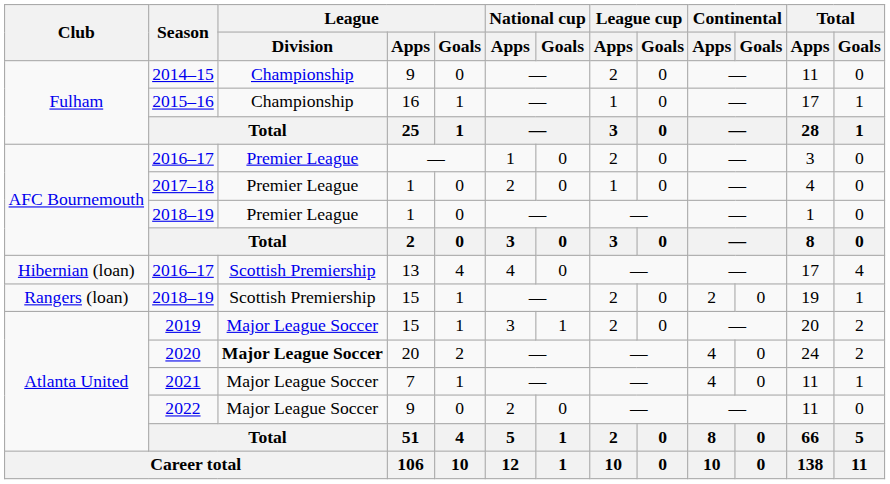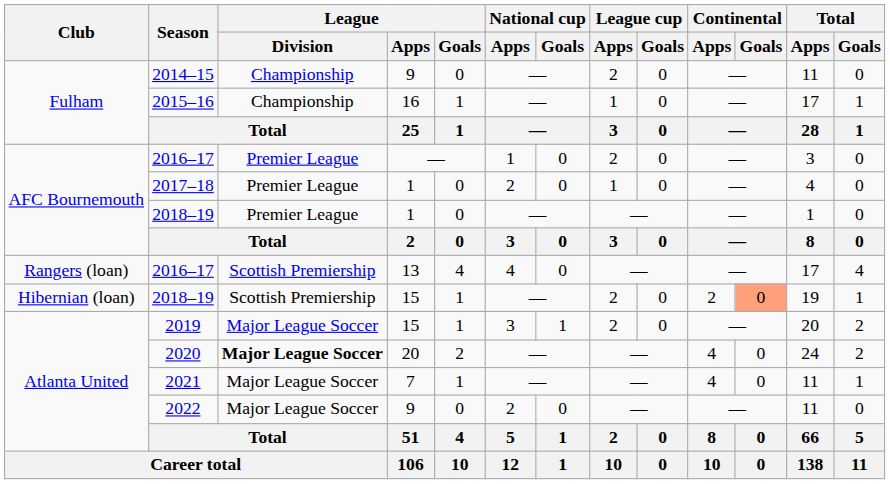(76, 269) Hibernian (loan) -> (76, 269) Rangers (loan)
(76, 297) Rangers (loan) -> (76, 297) Hibernian (loan)
(761, 297) no background -> (761, 297) lightsalmon background
